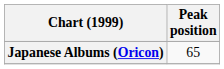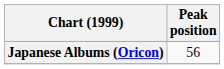(193, 52) 65 -> (193, 52) 56
